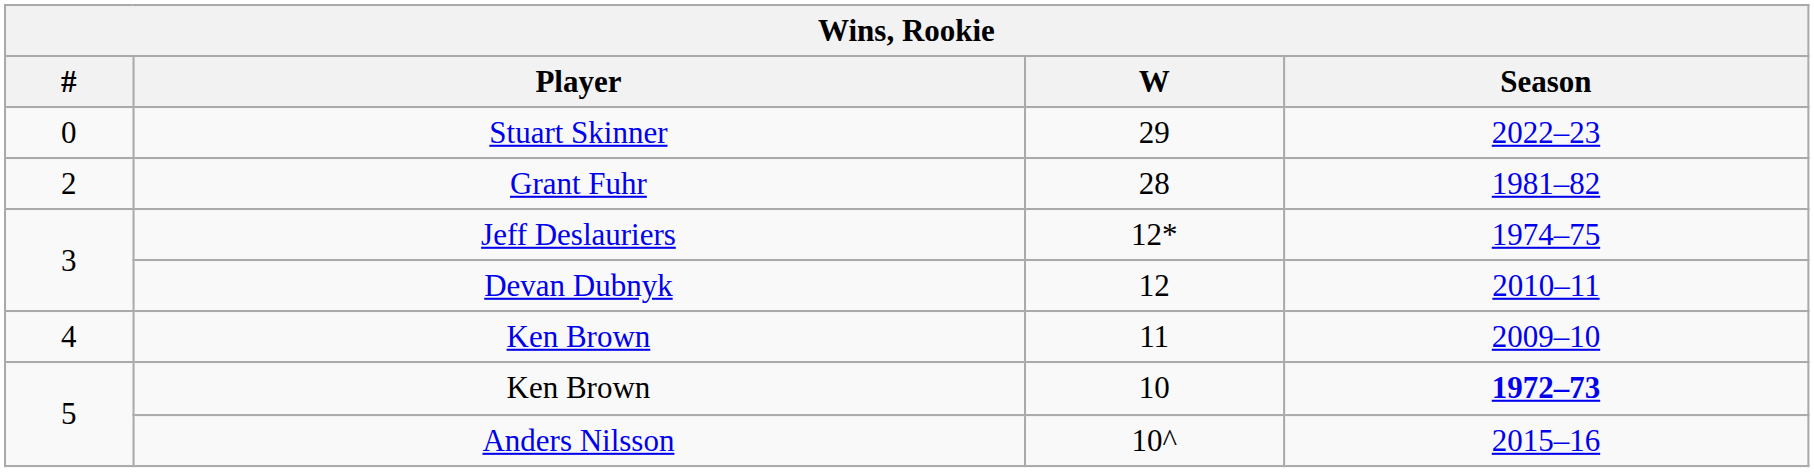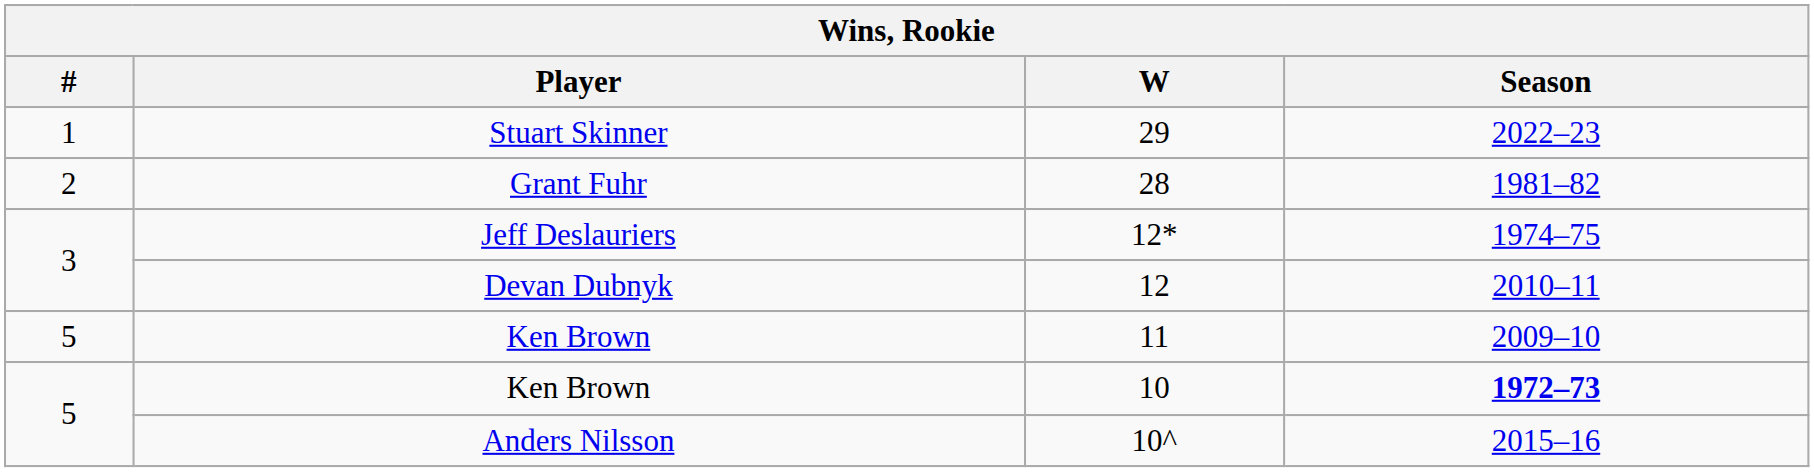(69, 132) 0 -> (69, 132) 1
(69, 337) 4 -> (69, 337) 5
